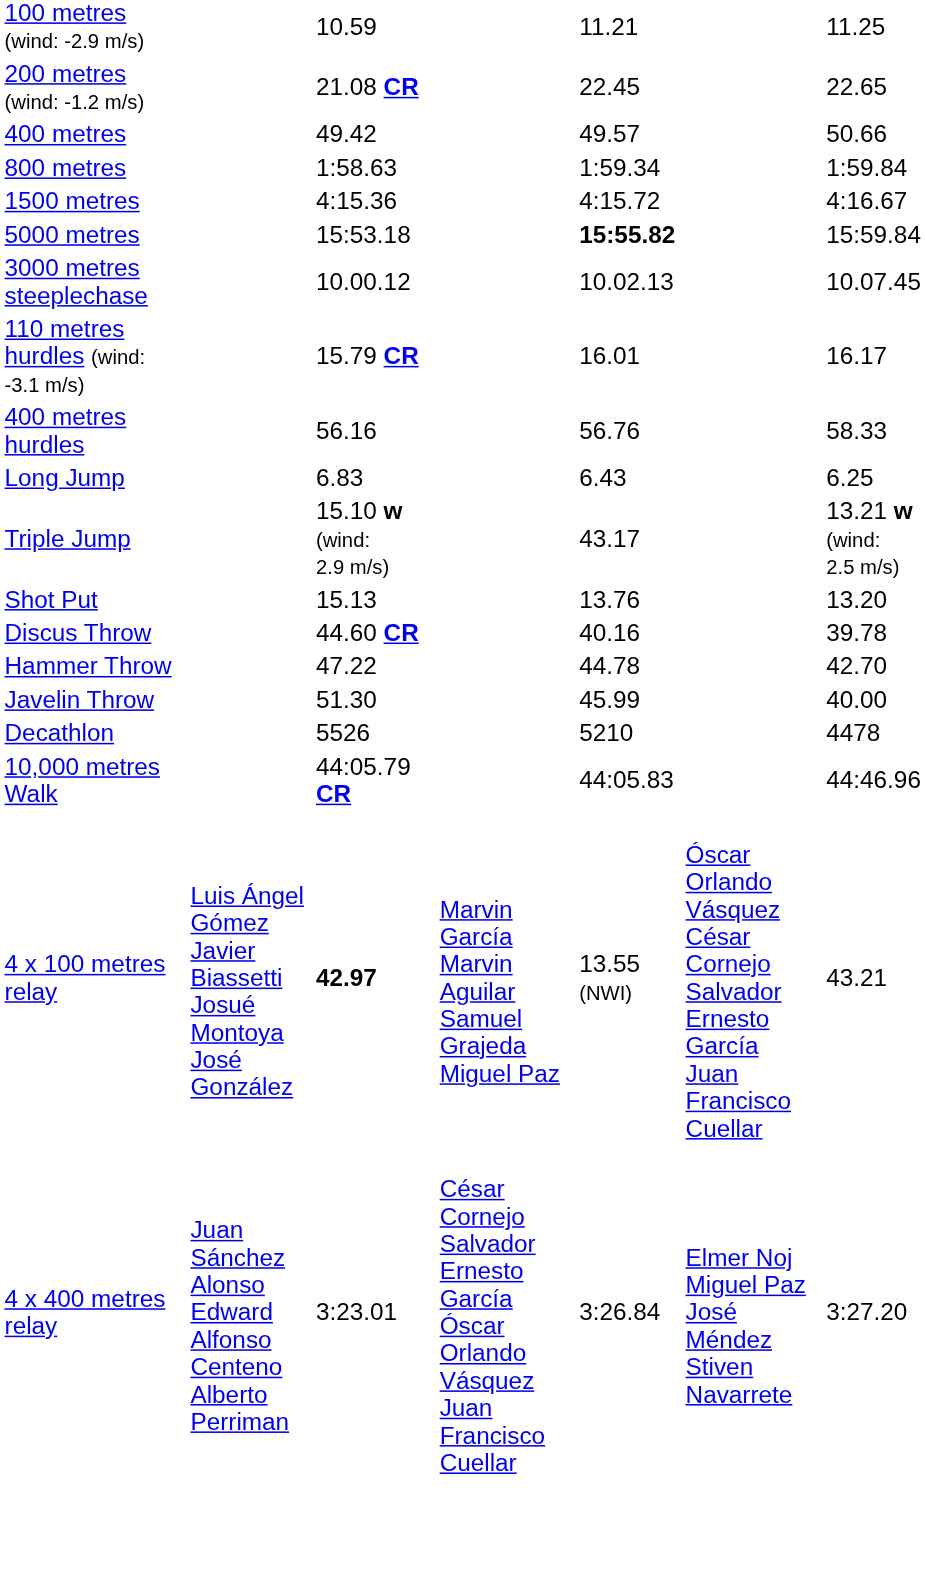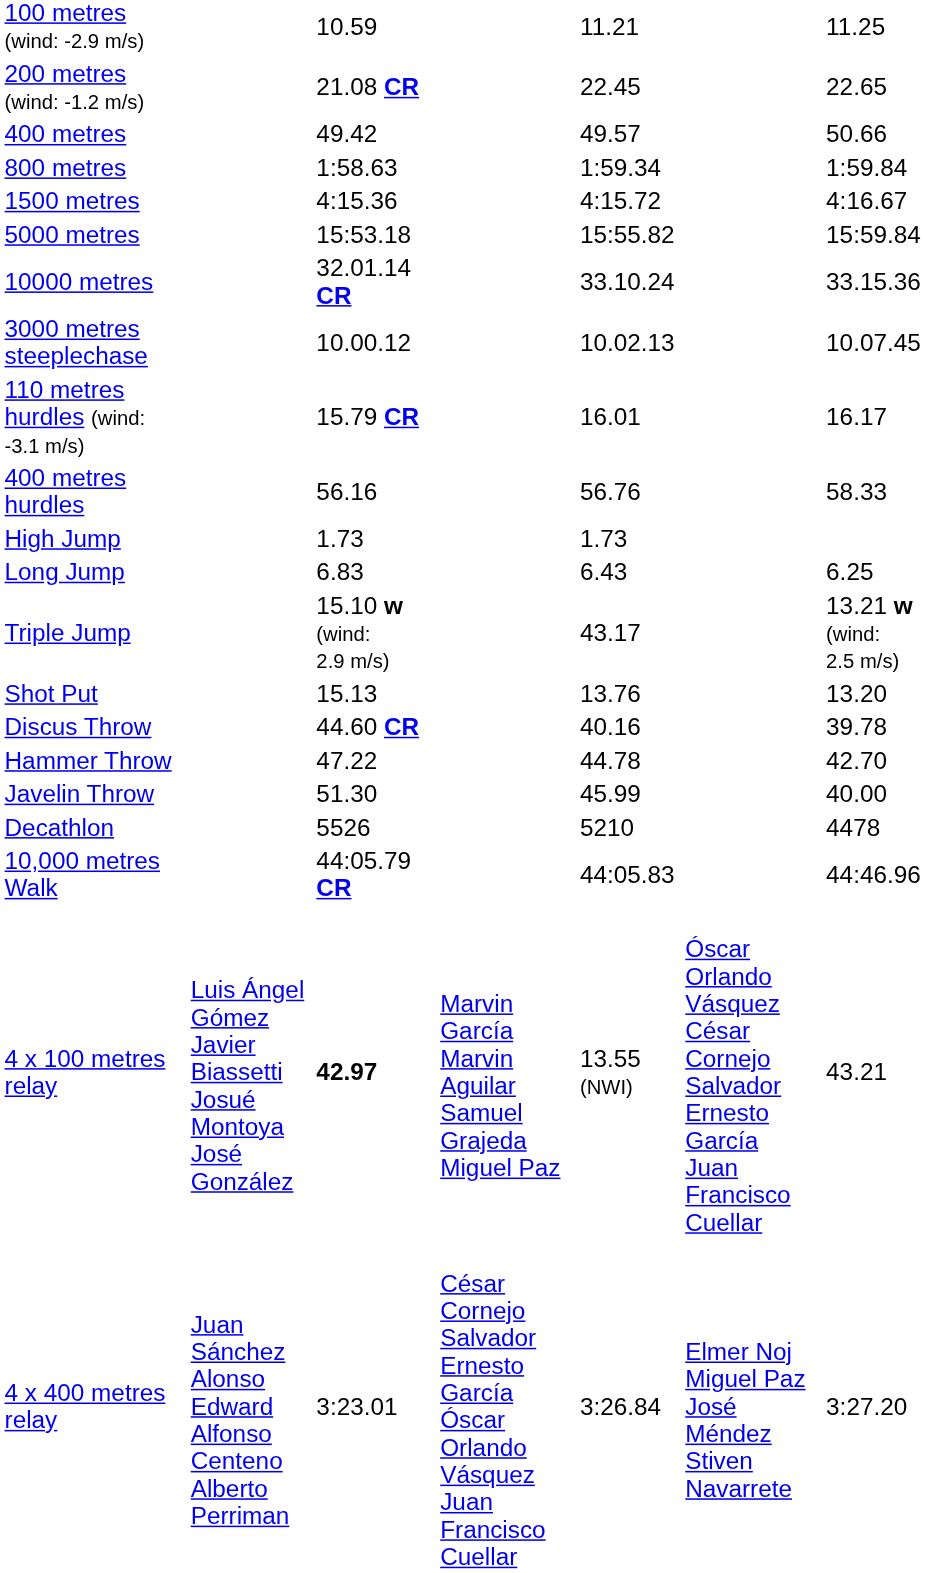(627, 234) bold -> (627, 234) normal
+ row: (79, 282)
+ row: (63, 538)
